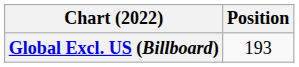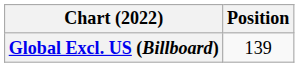(258, 47) 193 -> (258, 47) 139
